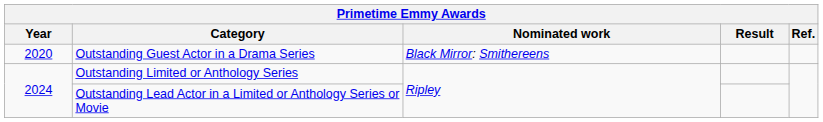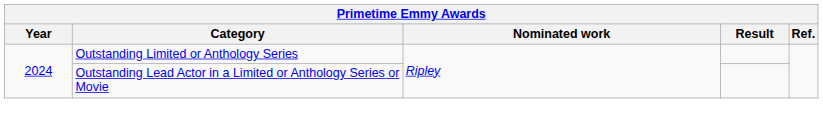- row: (195, 53)
